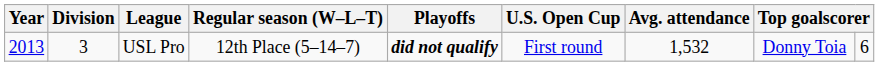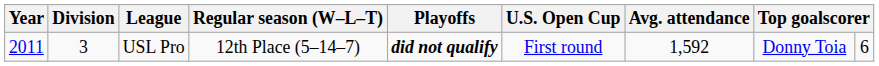(26, 46) 2013 -> (26, 46) 2011
(689, 46) 1,532 -> (689, 46) 1,592
